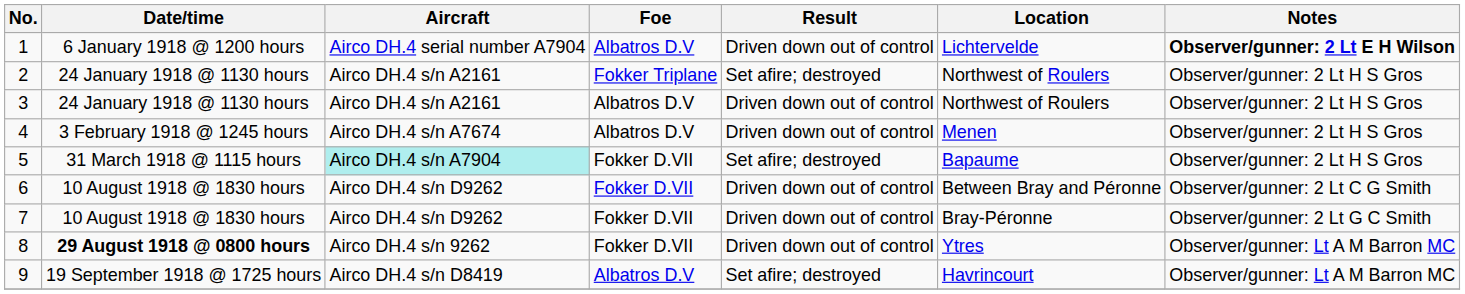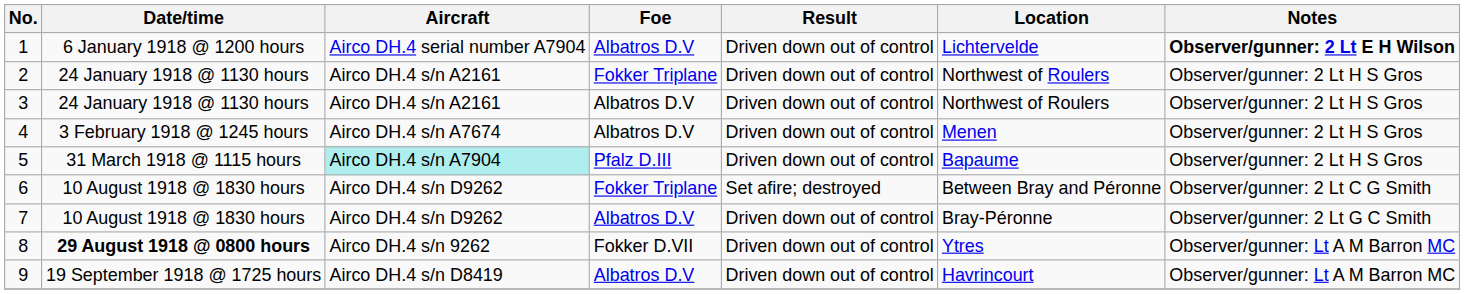(803, 75) Set afire; destroyed -> (830, 75) Driven down out of control
(644, 160) Fokker D.VII -> (633, 160) Pfalz D.III
(803, 160) Set afire; destroyed -> (830, 160) Driven down out of control
(644, 189) Fokker D.VII -> (655, 189) Fokker Triplane
(830, 189) Driven down out of control -> (803, 189) Set afire; destroyed
(644, 217) Fokker D.VII -> (644, 217) Albatros D.V
(803, 274) Set afire; destroyed -> (830, 274) Driven down out of control
